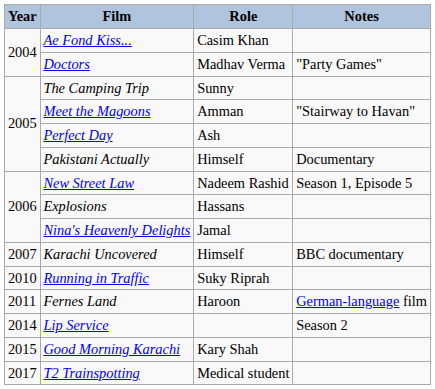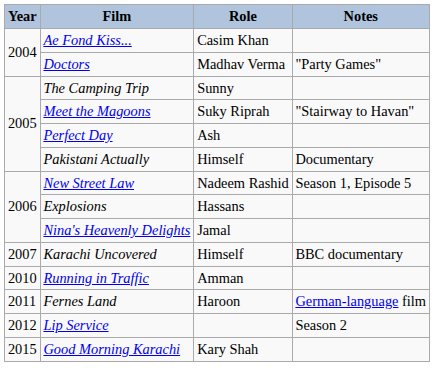(220, 111) Amman -> (233, 111) Suky Riprah
(233, 278) Suky Riprah -> (220, 278) Amman
(22, 325) 2014 -> (22, 325) 2012
- row: (92, 373)
